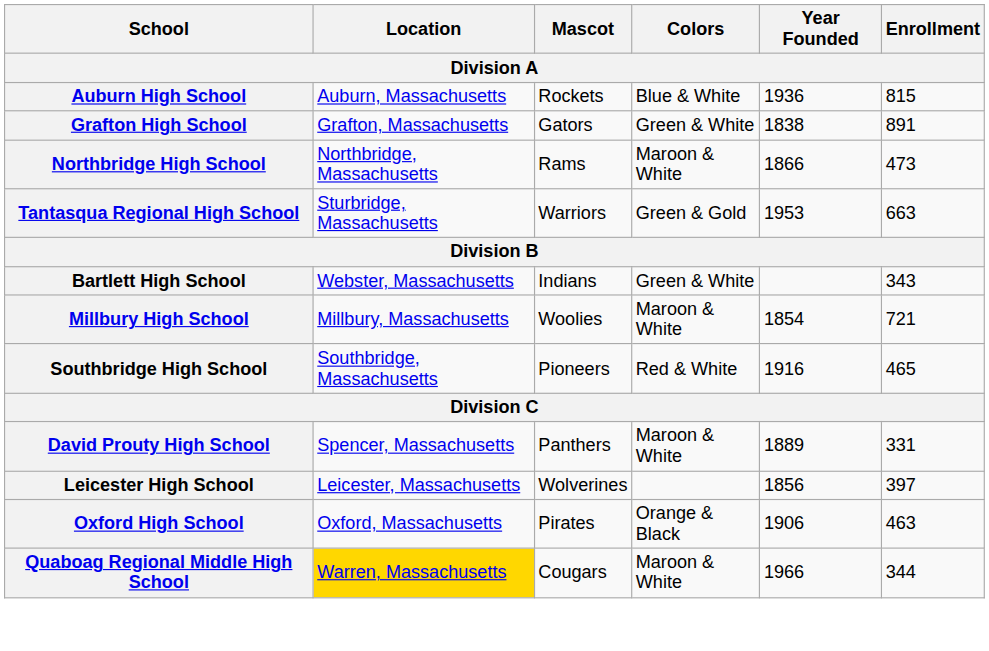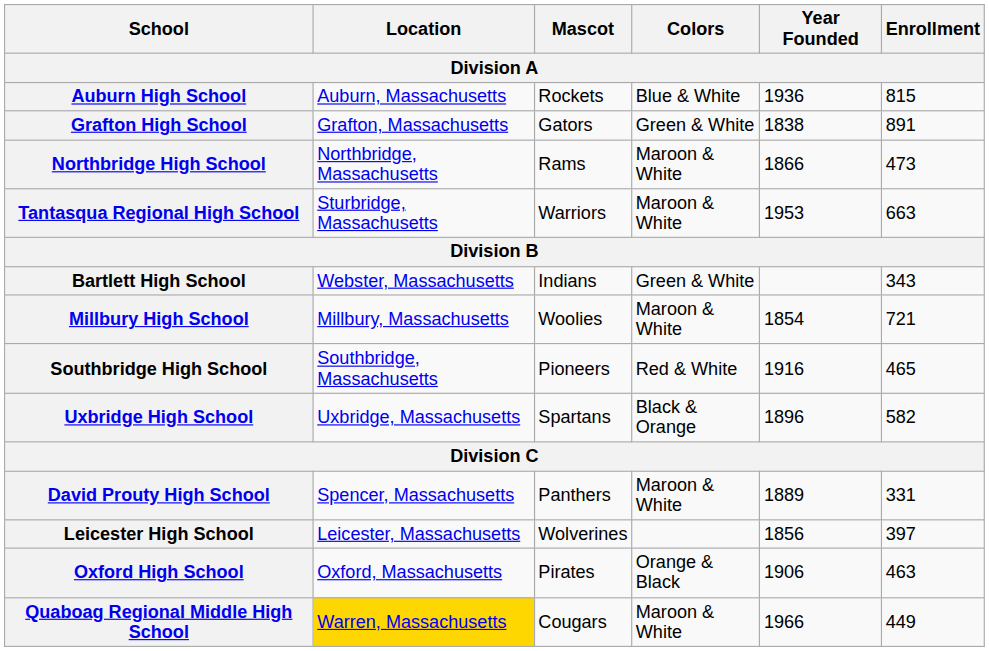(691, 213) Green & Gold -> (675, 213) Maroon & White
+ row: (159, 417)
(901, 572) 344 -> (901, 621) 449
